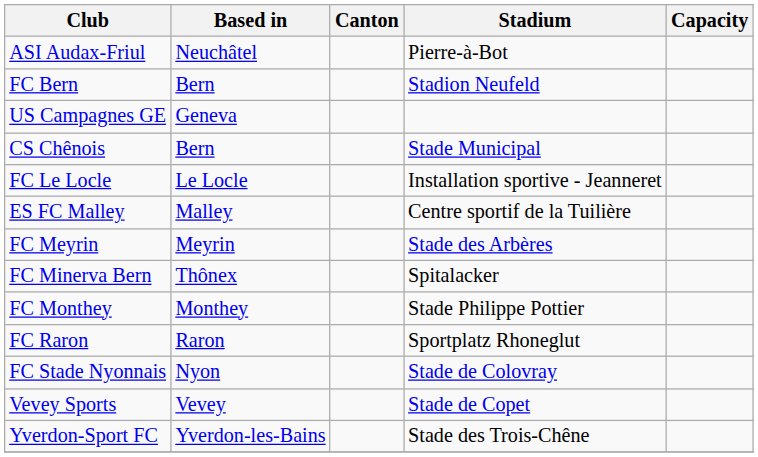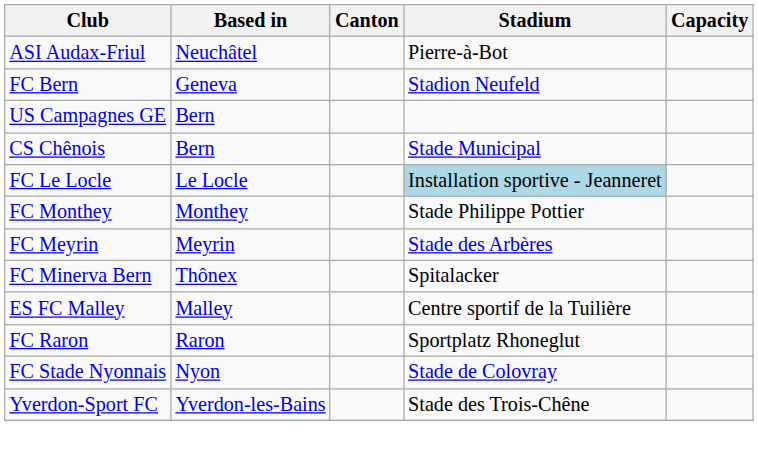(195, 84) Bern -> (206, 84) Geneva
(206, 116) Geneva -> (195, 116) Bern
(535, 180) no background -> (535, 180) lightblue background
rows swapped: (67, 212) <-> (61, 308)
- row: (63, 404)
